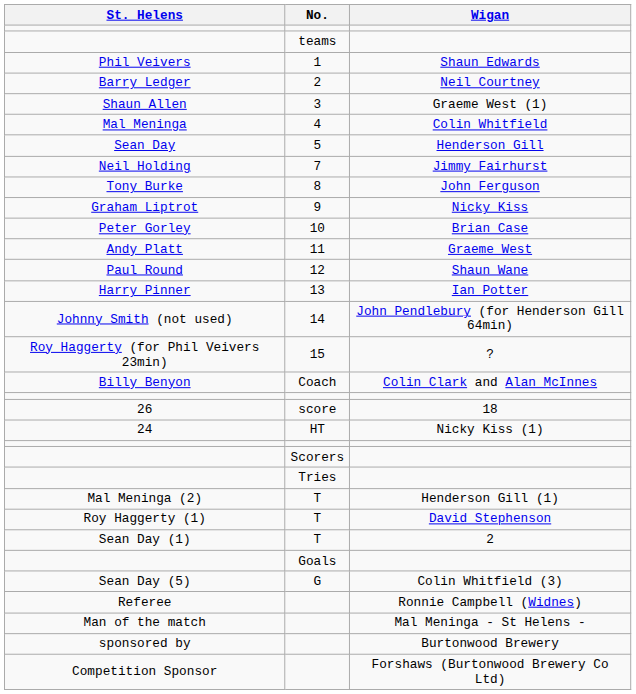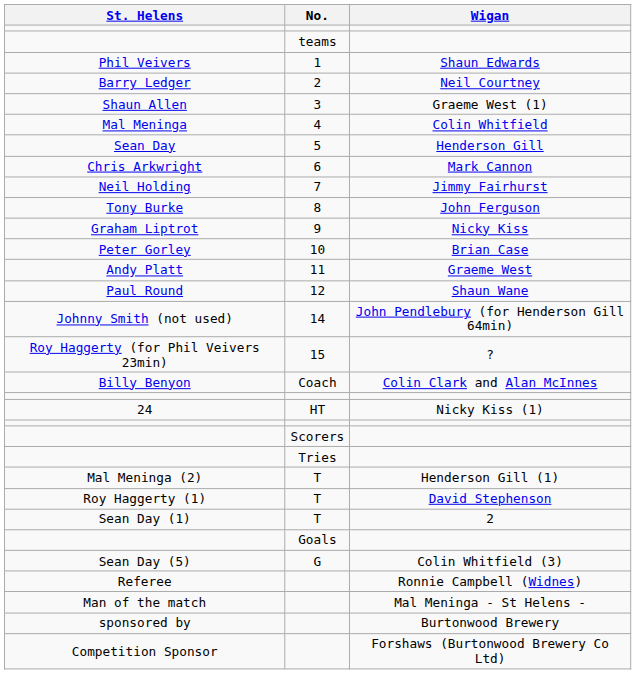+ row: (145, 166)
- row: (145, 291)
- row: (145, 409)
